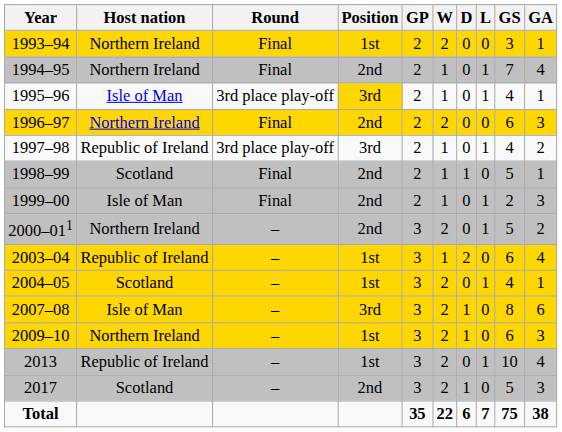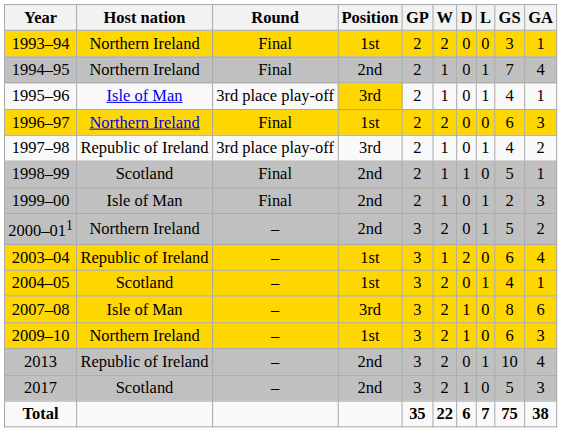(370, 122) 2nd -> (370, 122) 1st
(370, 361) 1st -> (370, 361) 2nd
